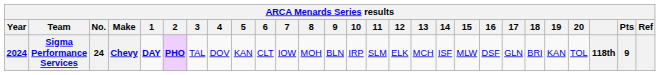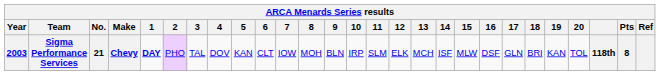(17, 53) 2024 -> (17, 53) 2003
(99, 53) 24 -> (99, 53) 21
(175, 53) bold -> (175, 53) normal
(627, 53) 9 -> (627, 53) 8
